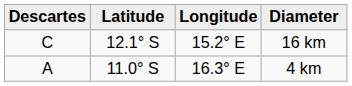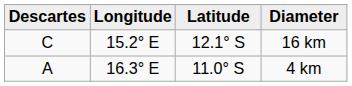columns swapped: (133, 17) <-> (218, 17)
